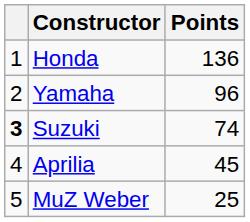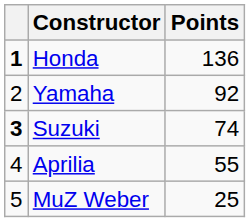(16, 58) normal -> (16, 58) bold
(227, 93) 96 -> (227, 93) 92
(227, 164) 45 -> (227, 164) 55
